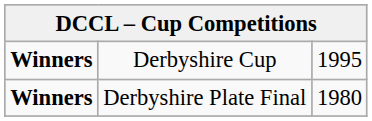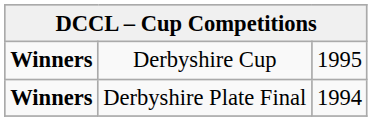(340, 97) 1980 -> (340, 97) 1994
